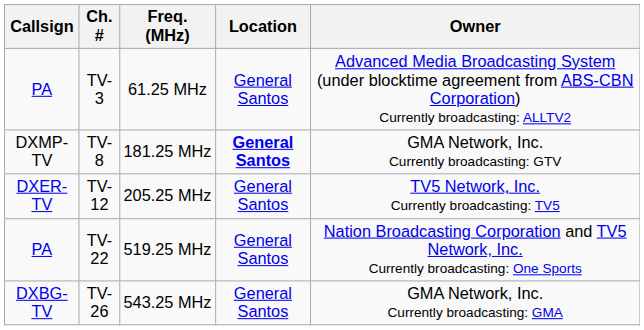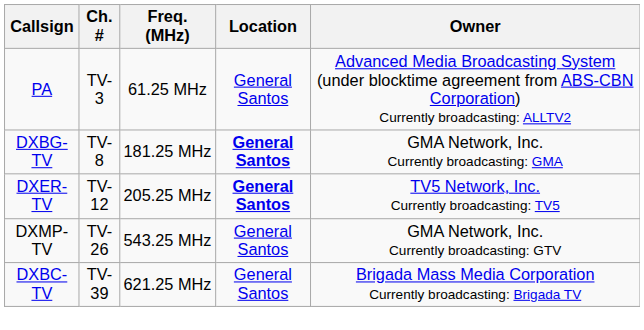(42, 151) DXMP-TV -> (42, 151) DXBG-TV
(475, 151) GMA Network, Inc. Currently broadcasting: GTV -> (475, 151) GMA Network, Inc. Currently broadcasting: GMA
(263, 196) normal -> (263, 196) bold
- row: (99, 249)
(42, 302) DXBG-TV -> (42, 240) DXMP-TV
(475, 302) GMA Network, Inc. Currently broadcasting: GMA -> (475, 240) GMA Network, Inc. Currently broadcasting: GTV
+ row: (99, 284)
